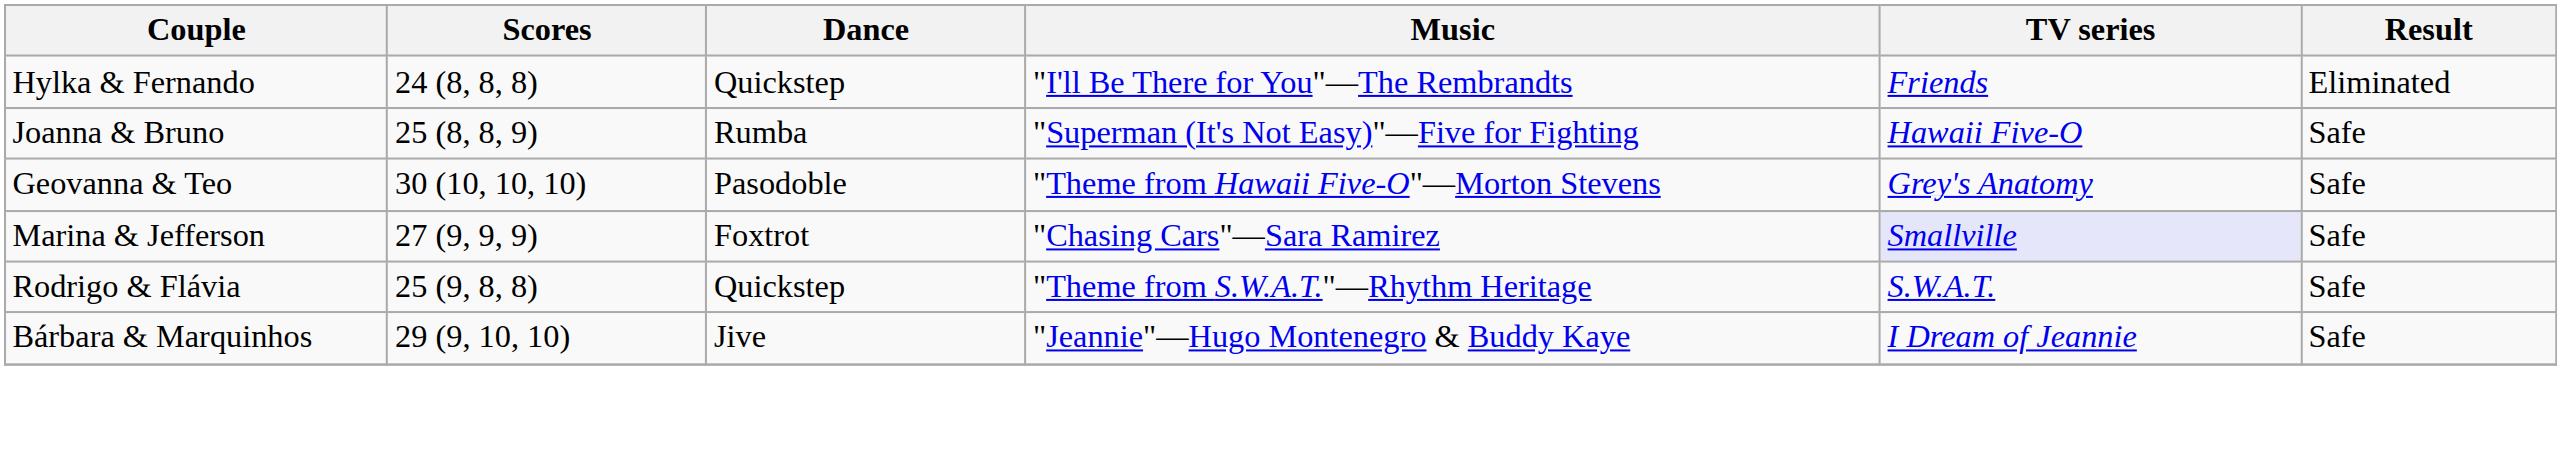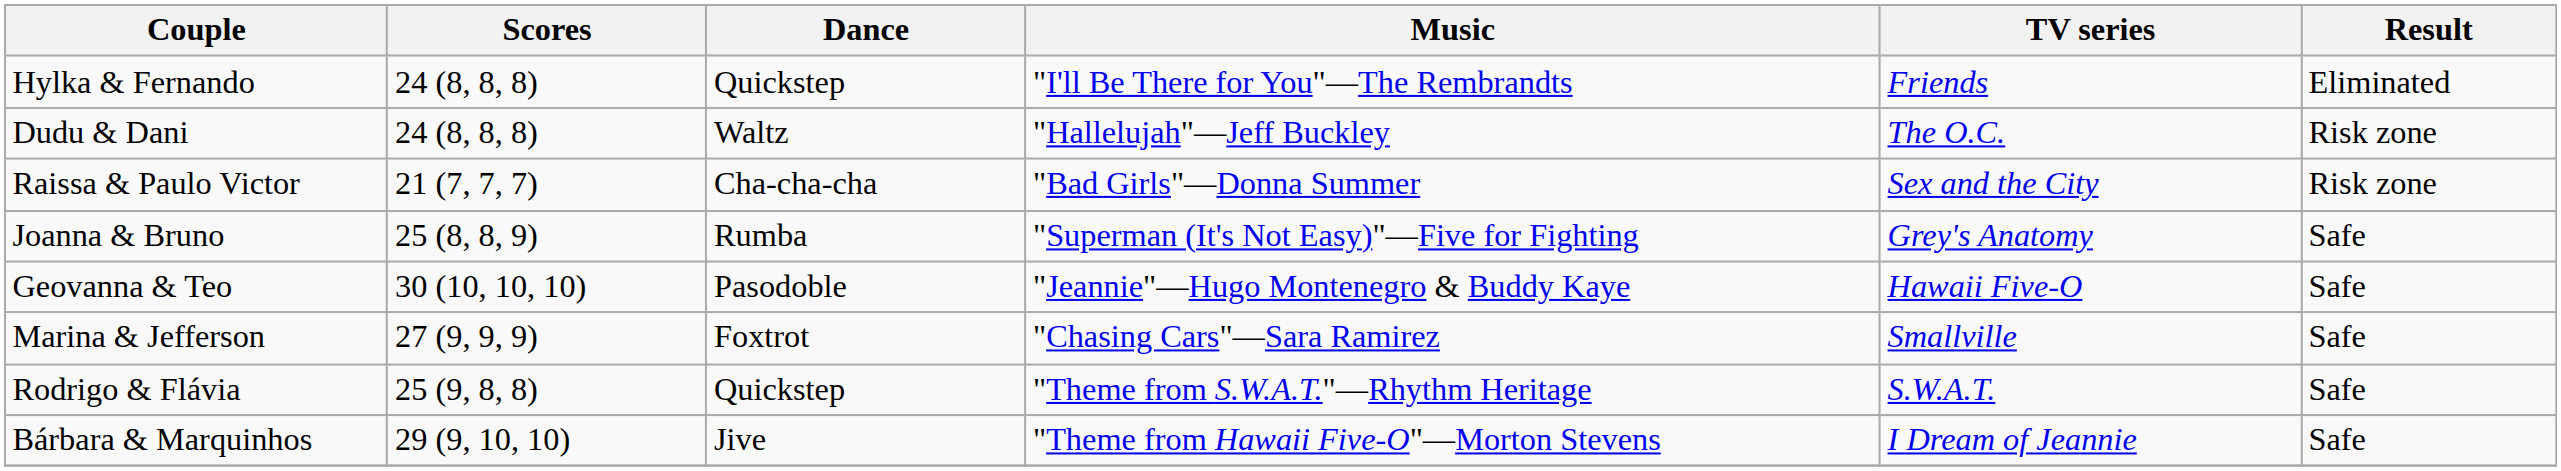+ row: (100, 132)
+ row: (156, 183)
(1985, 132) Hawaii Five-O -> (1990, 235) Grey's Anatomy
(1347, 183) "Theme from Hawaii Five-O"—Morton Stevens -> (1332, 286) "Jeannie"—Hugo Montenegro & Buddy Kaye
(1990, 183) Grey's Anatomy -> (1985, 286) Hawaii Five-O
(1952, 235) lavender background -> (1952, 337) no background
(1332, 337) "Jeannie"—Hugo Montenegro & Buddy Kaye -> (1347, 440) "Theme from Hawaii Five-O"—Morton Stevens
